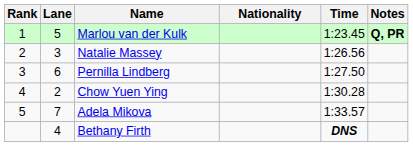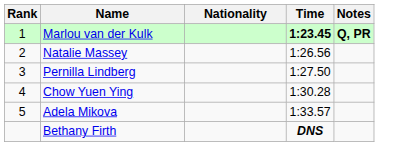- column: (57, 14)
(344, 33) normal -> (310, 33) bold
